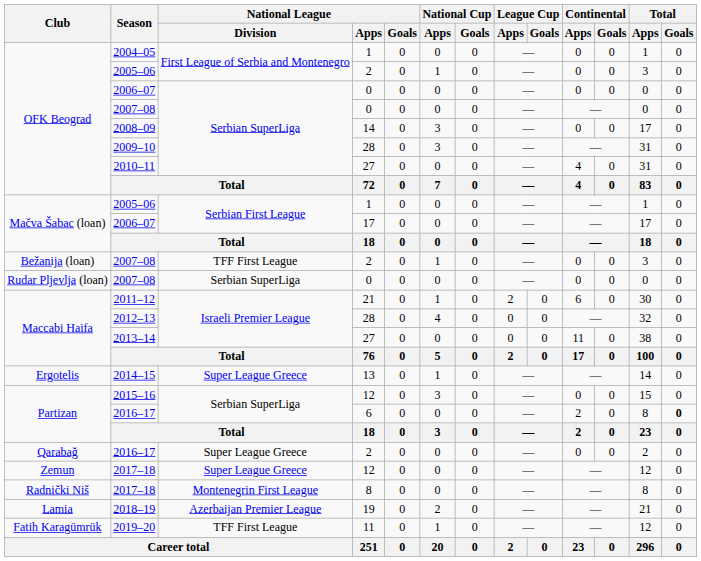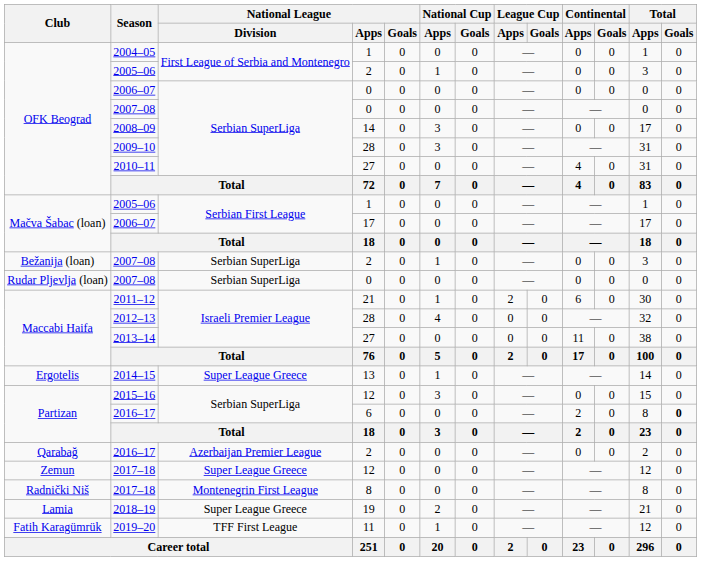(255, 261) TFF First League -> (255, 261) Serbian SuperLiga
(255, 451) Super League Greece -> (255, 451) Azerbaijan Premier League
(255, 508) Azerbaijan Premier League -> (255, 508) Super League Greece
